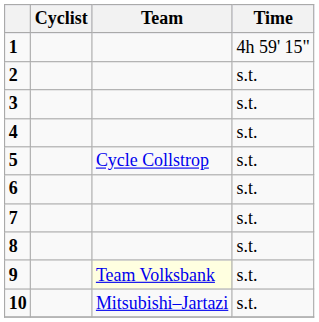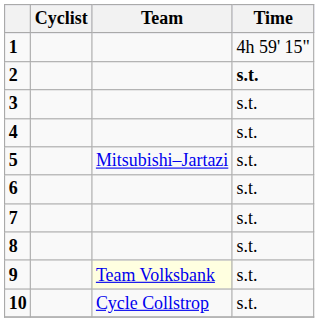(247, 75) normal -> (248, 75) bold
(152, 160) Cycle Collstrop -> (162, 160) Mitsubishi–Jartazi
(162, 302) Mitsubishi–Jartazi -> (152, 302) Cycle Collstrop
